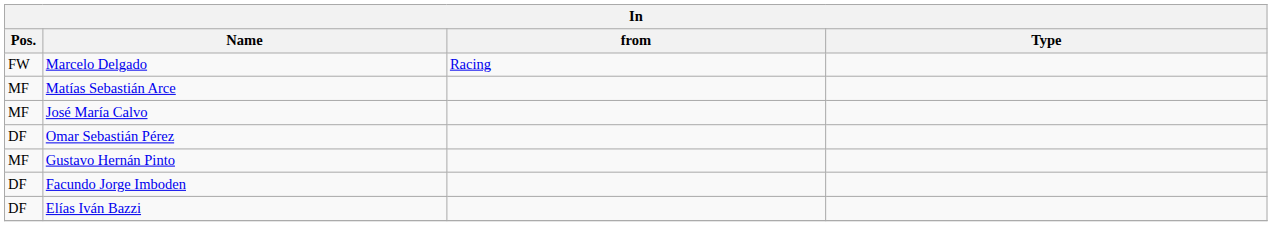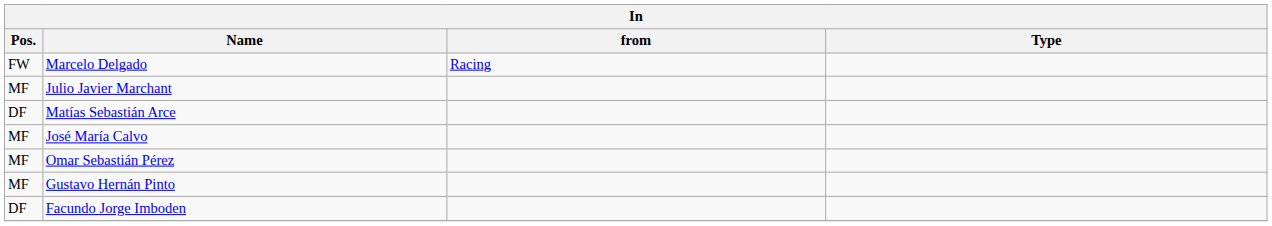+ row: (109, 88)
(18, 88) MF -> (17, 112) DF
(17, 136) DF -> (18, 160) MF
- row: (93, 208)
